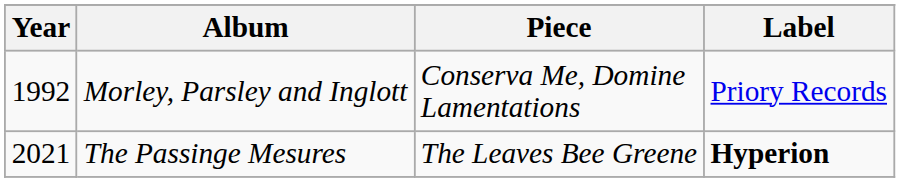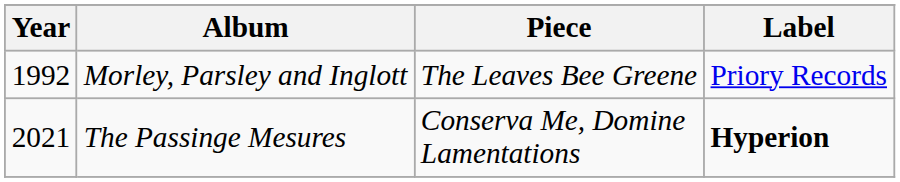(553, 90) Conserva Me, Domine Lamentations -> (559, 74) The Leaves Bee Greene
(559, 153) The Leaves Bee Greene -> (553, 137) Conserva Me, Domine Lamentations
